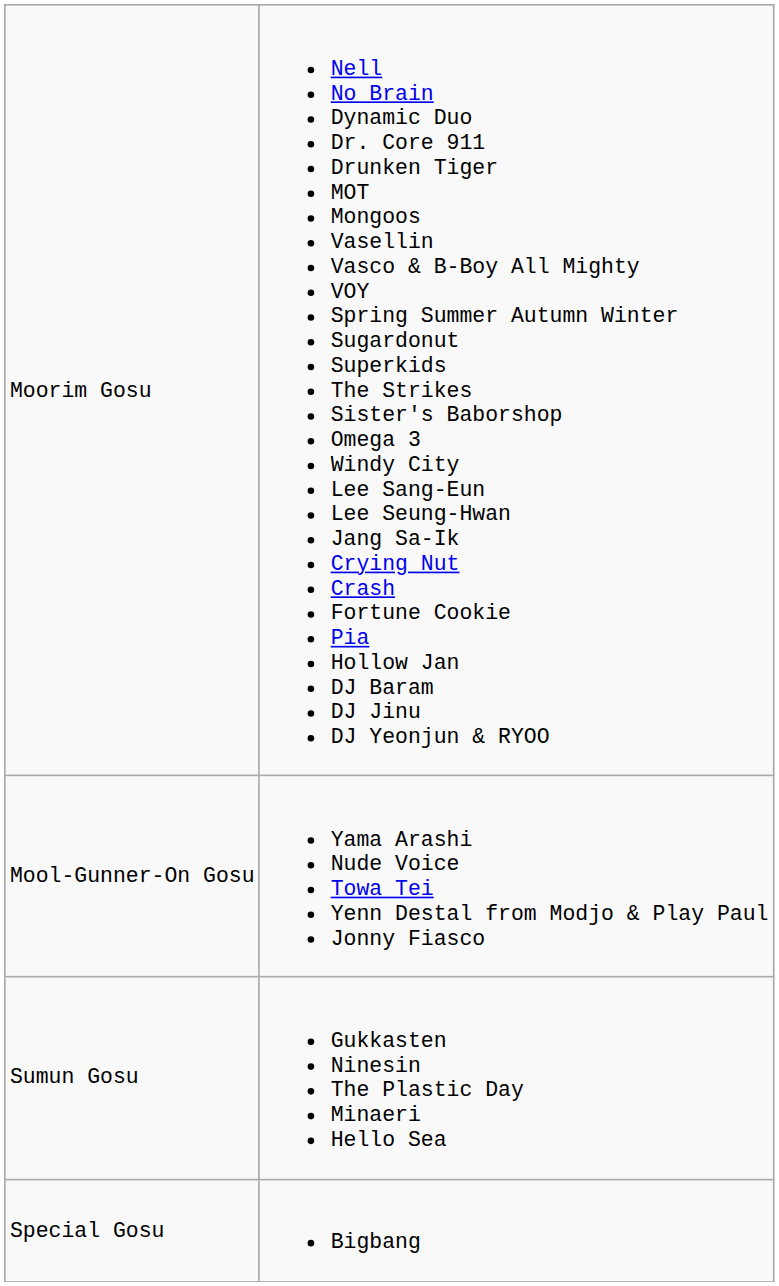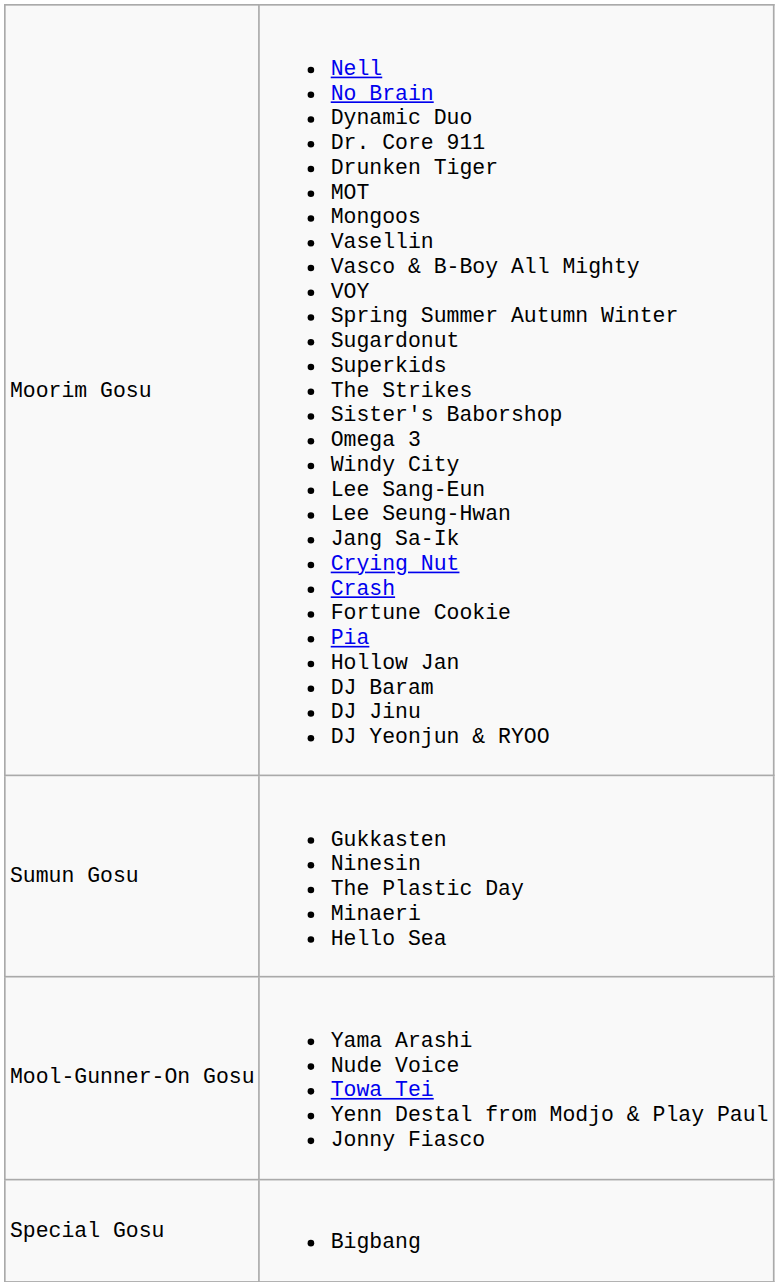rows swapped: (74, 1078) <-> (132, 876)
